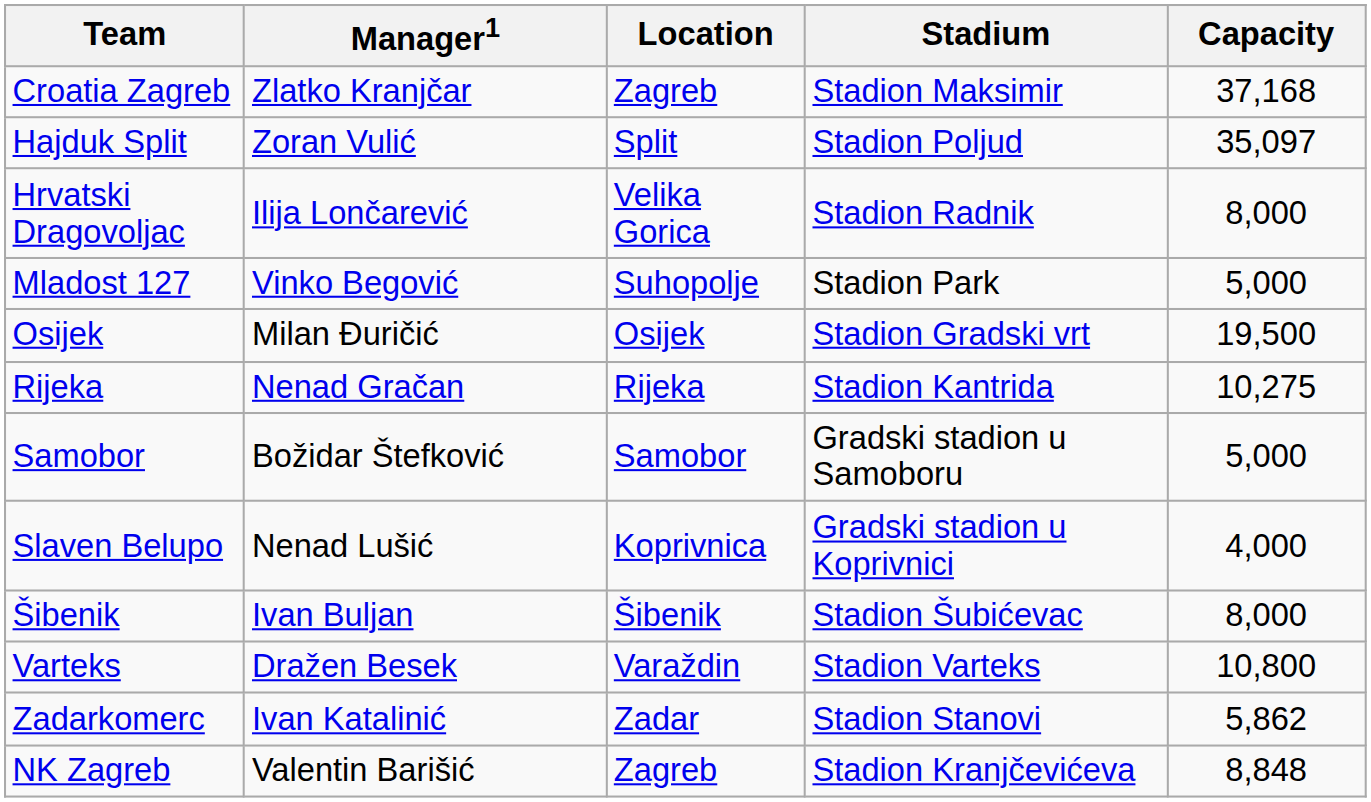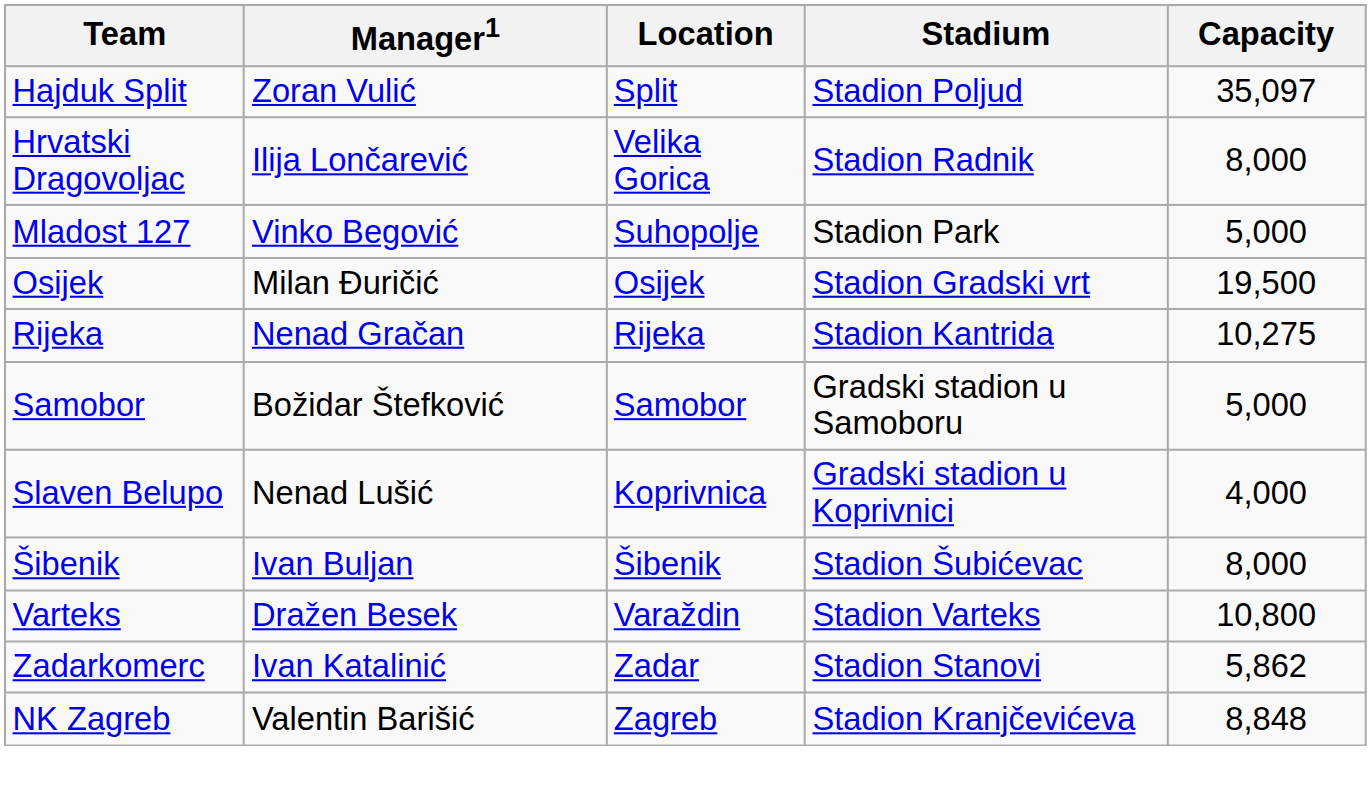- row: (121, 90)
